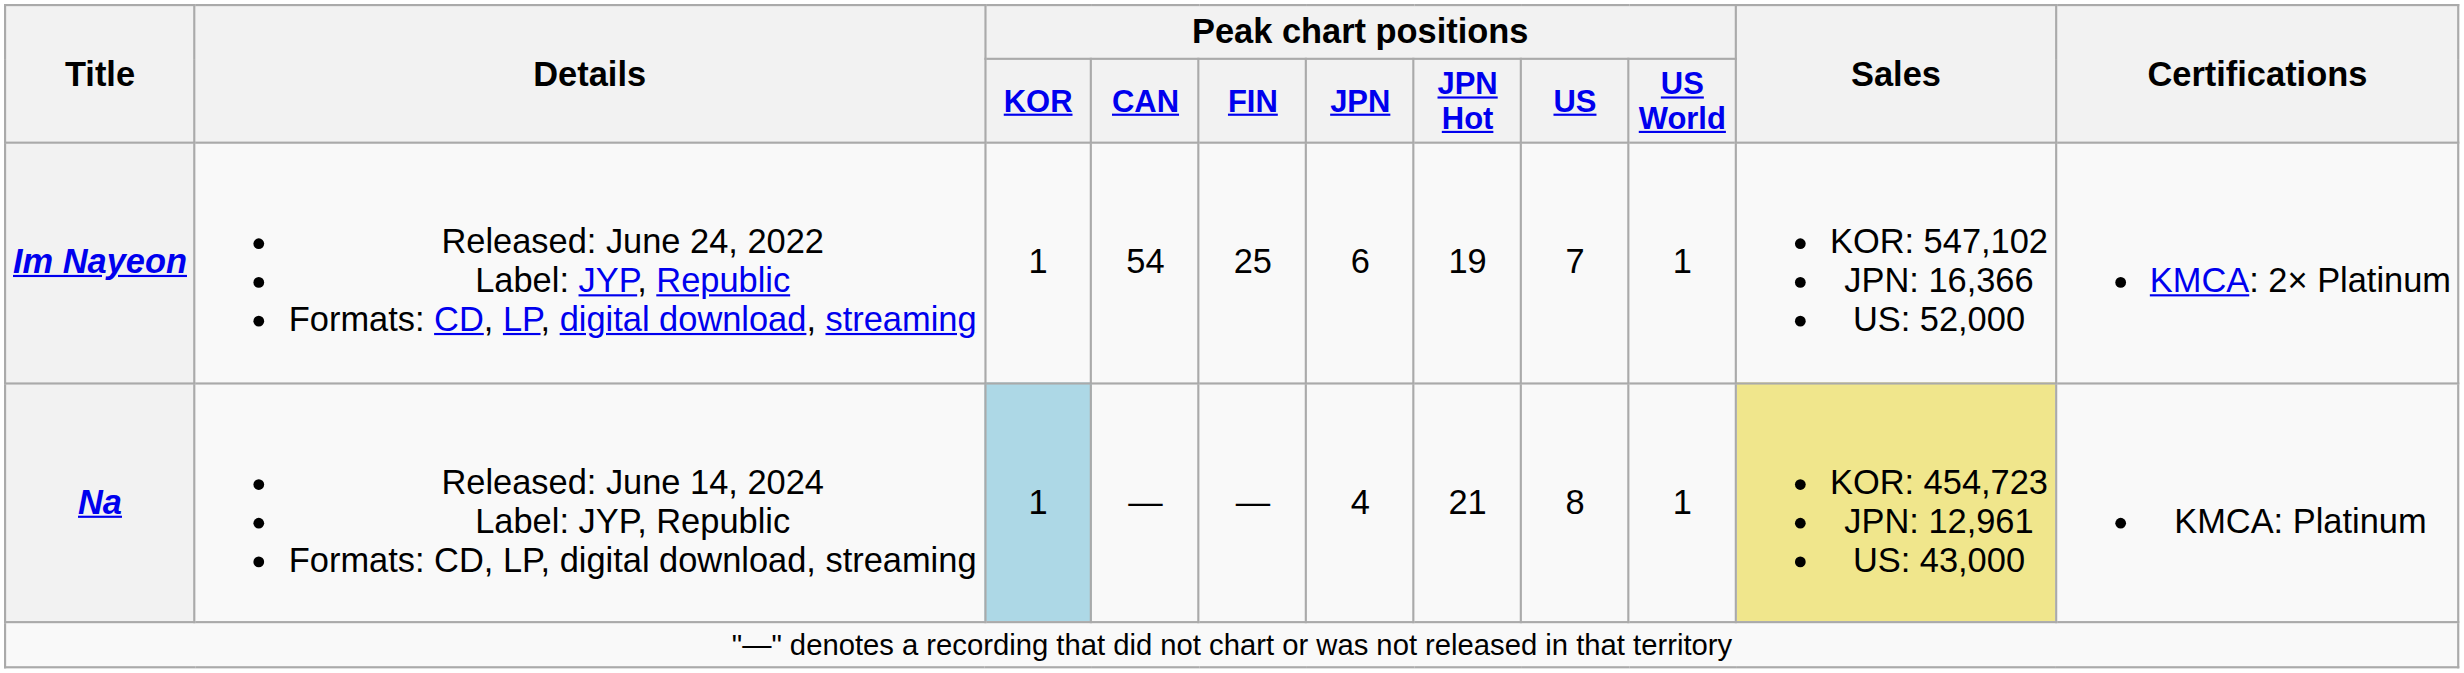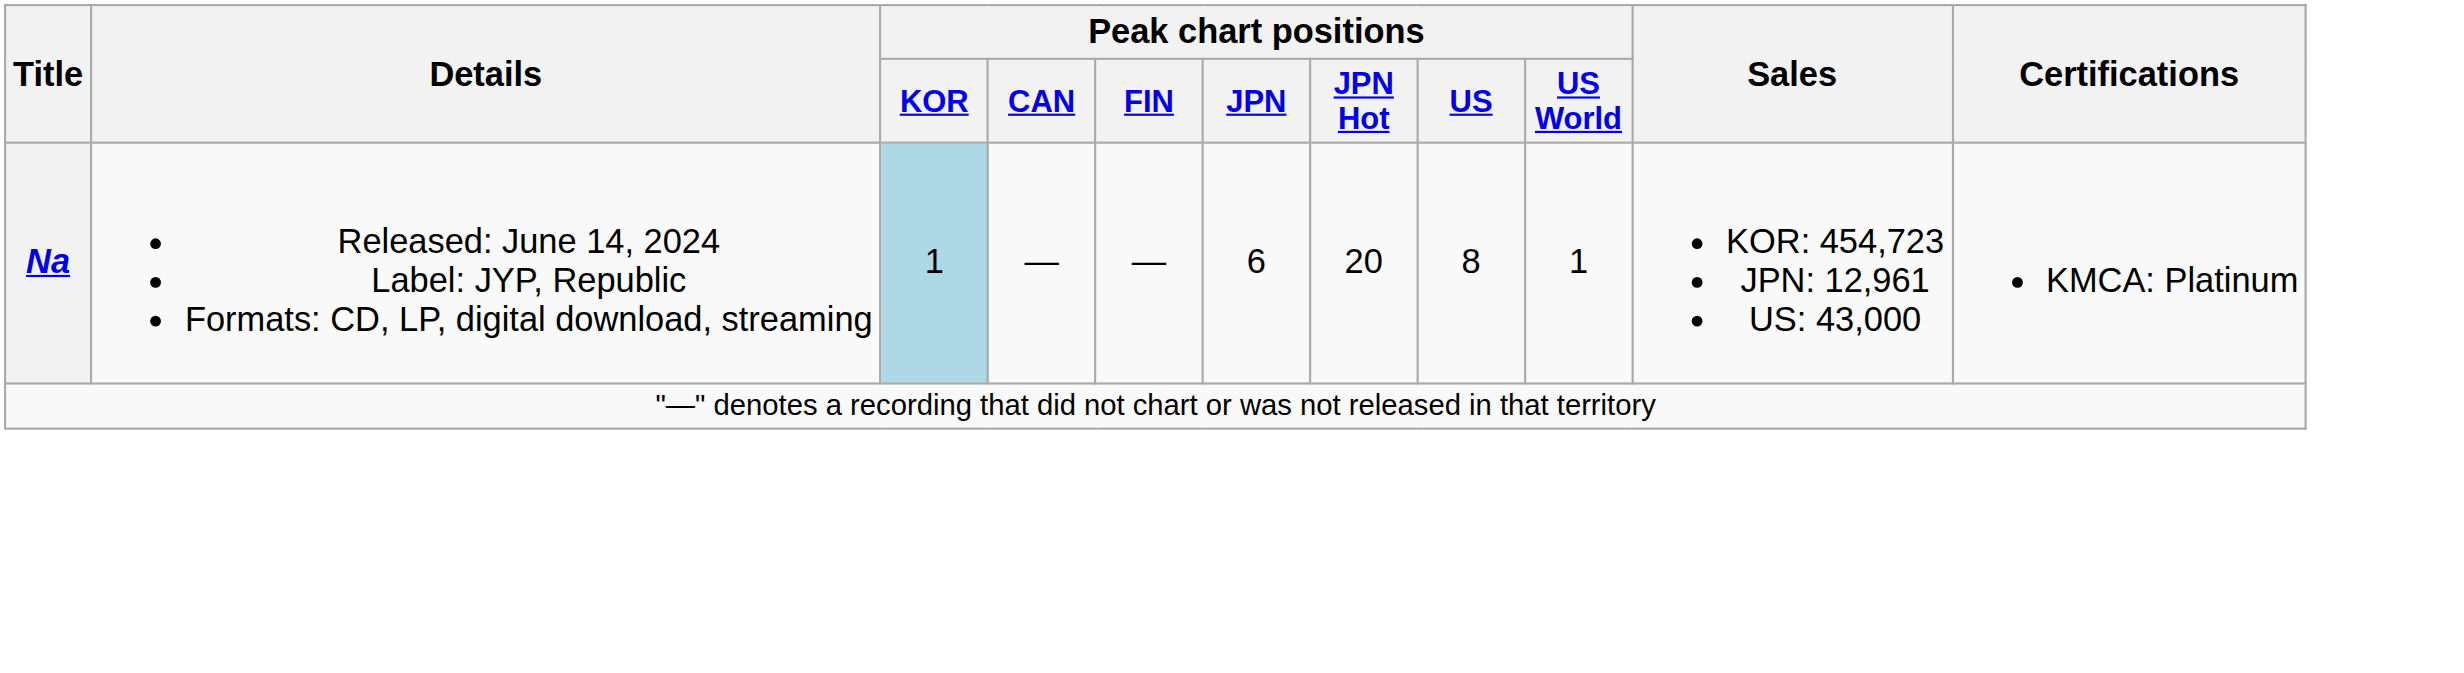- row: (100, 262)
(1360, 501) 4 -> (1256, 262) 6
(1468, 501) 21 -> (1364, 262) 20
(1896, 521) khaki background -> (1792, 282) no background
